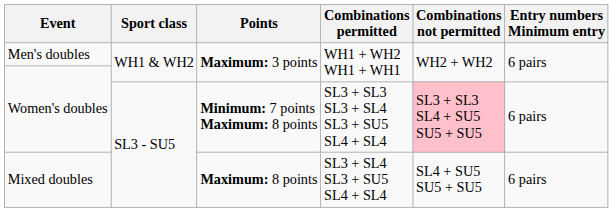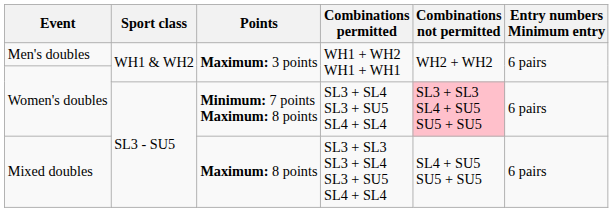(356, 117) SL3 + SL3 SL3 + SL4 SL3 + SU5 SL4 + SL4 -> (356, 109) SL3 + SL4 SL3 + SU5 SL4 + SL4
(356, 179) SL3 + SL4 SL3 + SU5 SL4 + SL4 -> (356, 171) SL3 + SL3 SL3 + SL4 SL3 + SU5 SL4 + SL4
